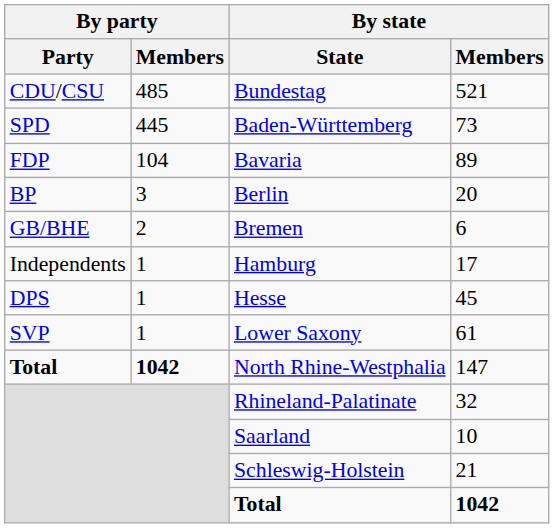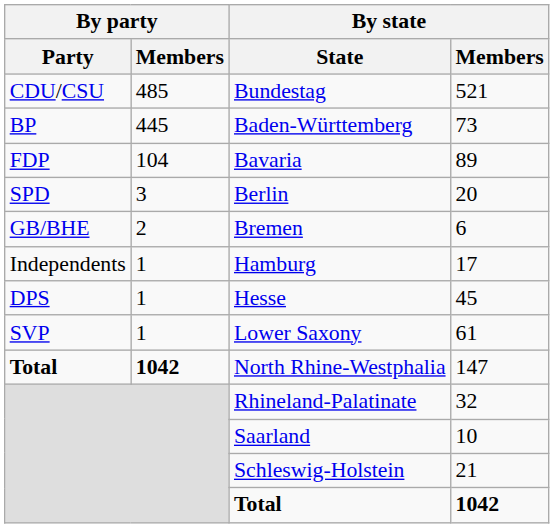(30, 125) SPD -> (23, 125) BP
(23, 194) BP -> (30, 194) SPD
